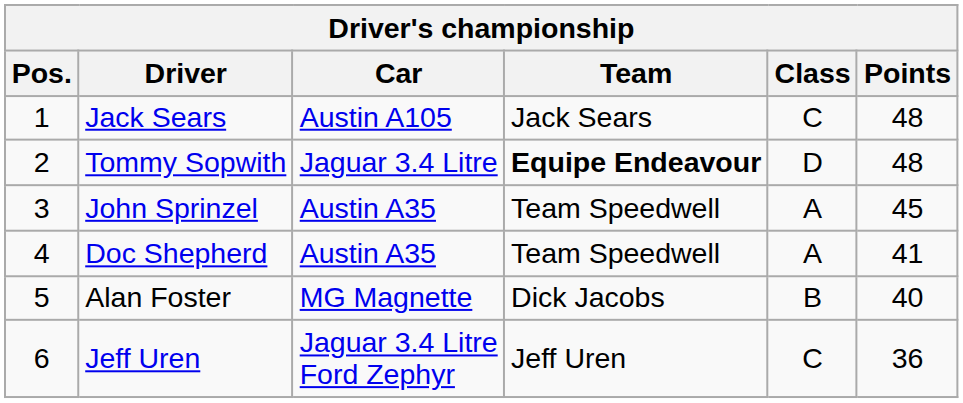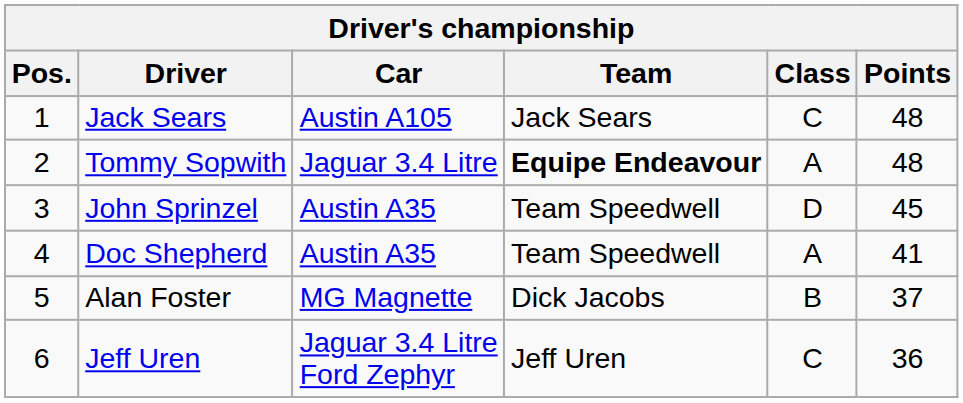(813, 163) D -> (813, 163) A
(813, 208) A -> (813, 208) D
(908, 298) 40 -> (908, 298) 37
